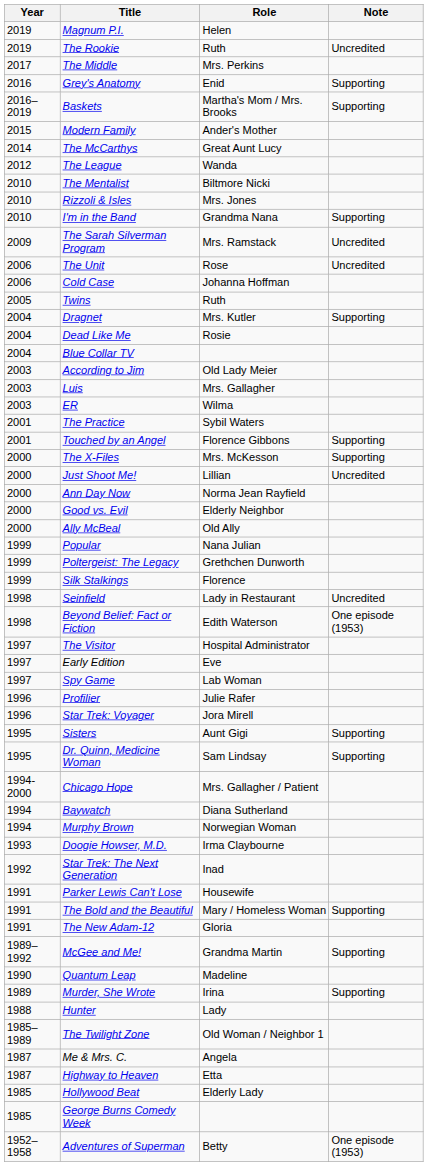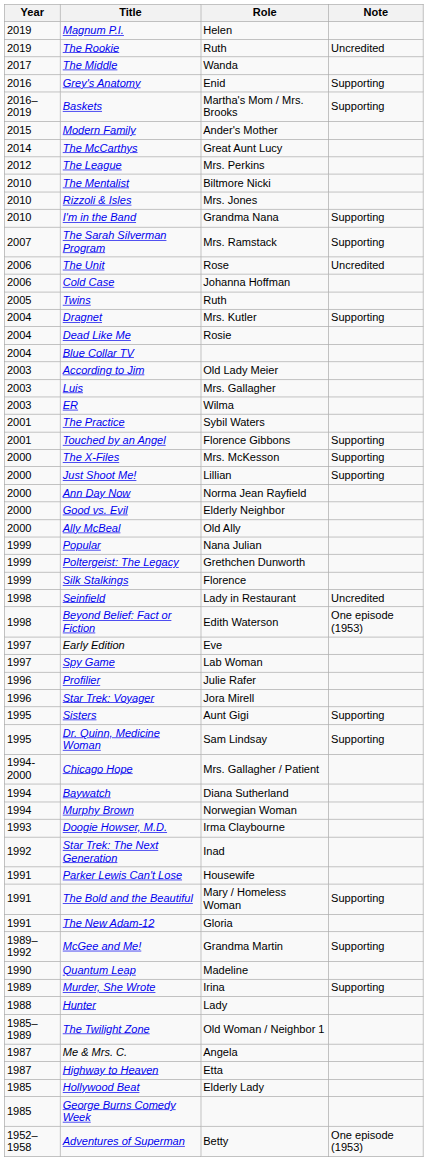(233, 65) Mrs. Perkins -> (221, 65) Wanda
(220, 165) Wanda -> (234, 165) Mrs. Perkins
(19, 241) 2009 -> (19, 241) 2007
(358, 241) Uncredited -> (358, 241) Supporting
(358, 475) Uncredited -> (358, 475) Supporting
- row: (89, 645)
